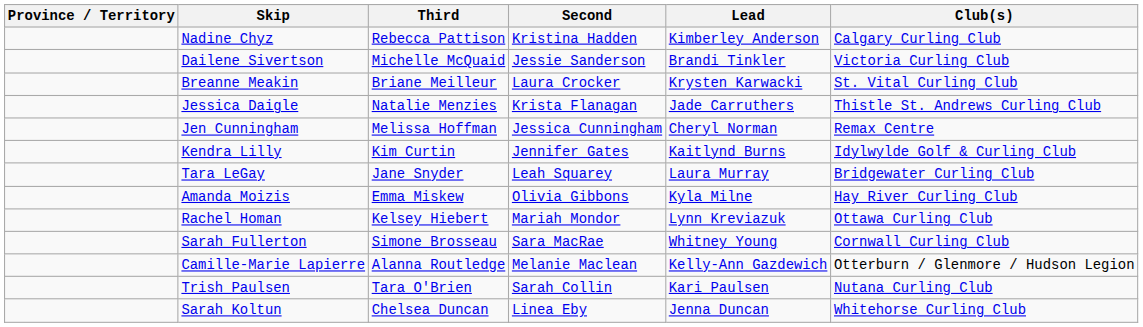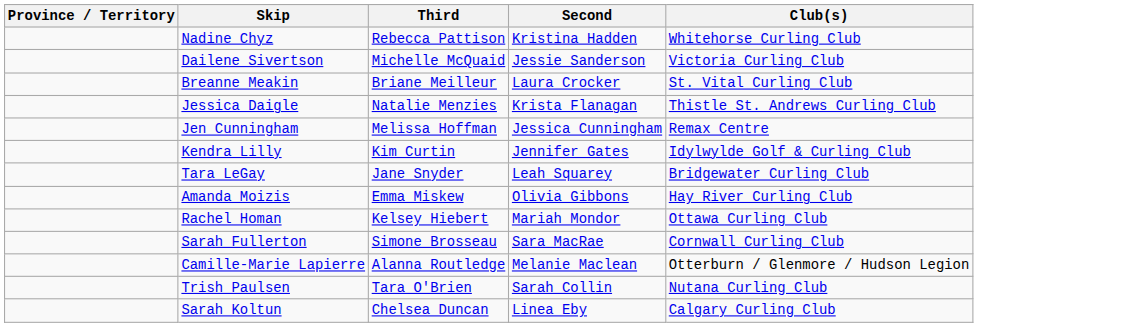- column: (748, 16)
(917, 39) Calgary Curling Club -> (765, 39) Whitehorse Curling Club
(930, 311) Whitehorse Curling Club -> (752, 311) Calgary Curling Club
